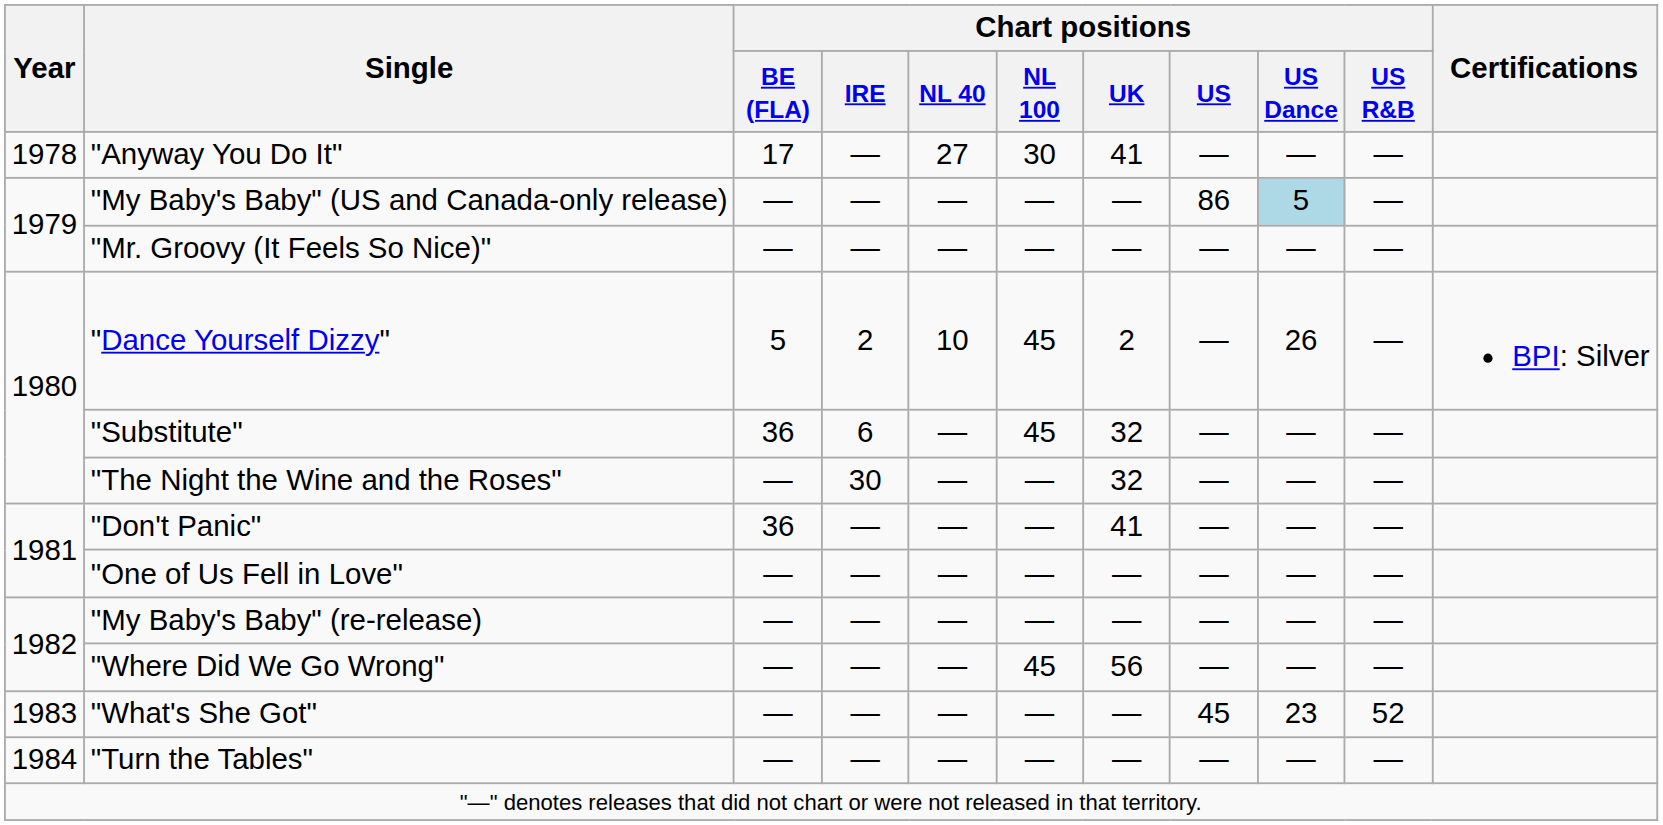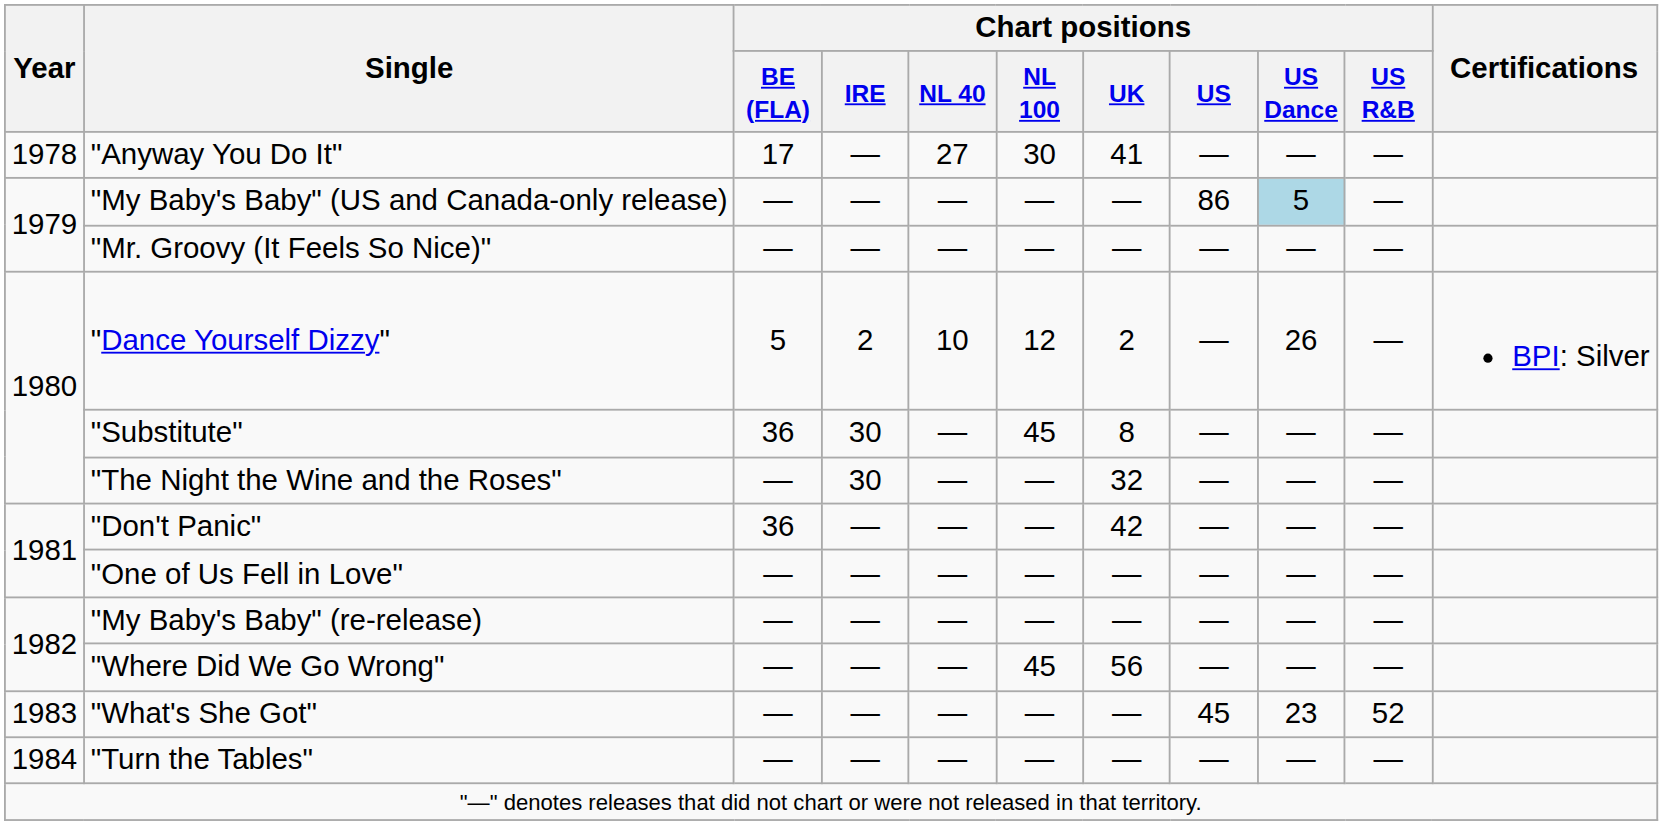(1040, 340) 45 -> (1040, 340) 12
(865, 433) 6 -> (865, 433) 30
(1127, 433) 32 -> (1127, 433) 8
(1127, 526) 41 -> (1127, 526) 42
